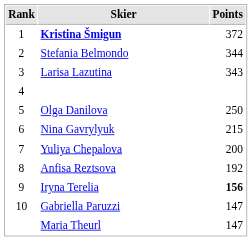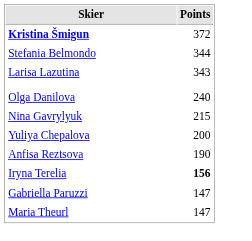- column: (21, 14)
(234, 111) 250 -> (202, 97) 240
(234, 168) 192 -> (202, 155) 190
